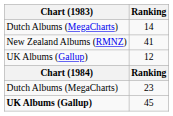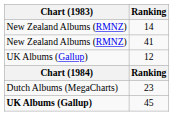(62, 27) Dutch Albums (MegaCharts) -> (67, 27) New Zealand Albums (RMNZ)
